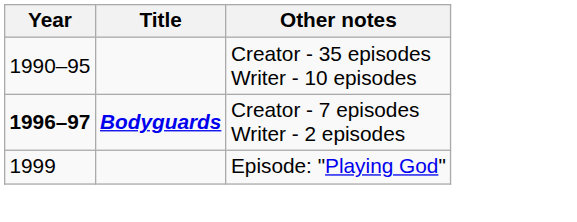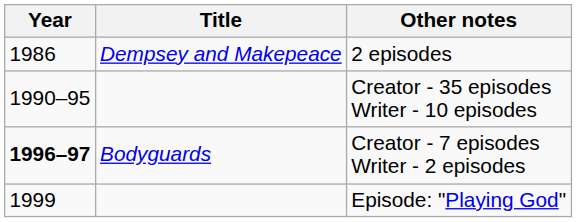+ row: (402, 53)
(161, 122) bold -> (156, 155) normal
